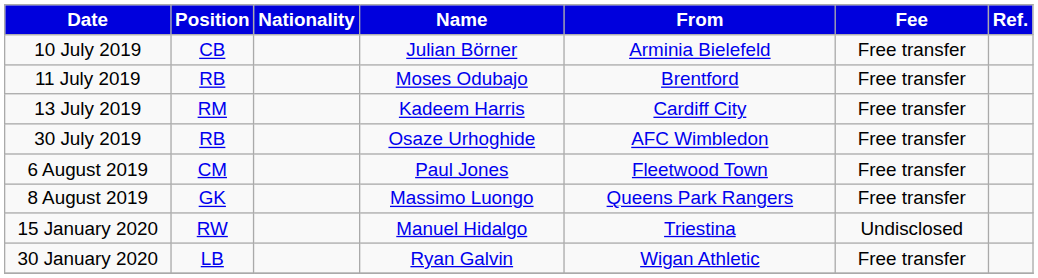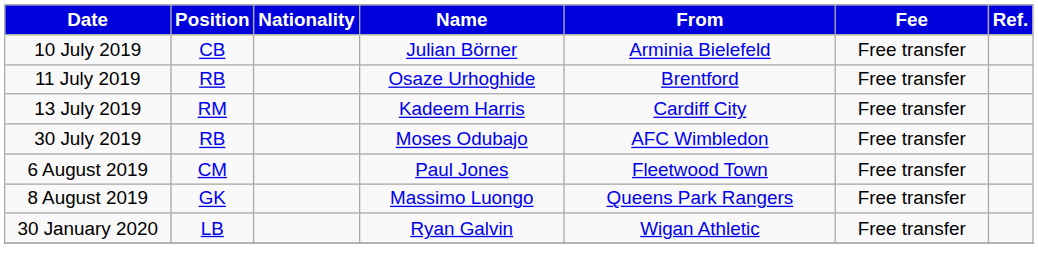(462, 80) Moses Odubajo -> (462, 80) Osaze Urhoghide
(462, 139) Osaze Urhoghide -> (462, 139) Moses Odubajo
- row: (88, 229)
